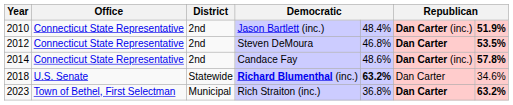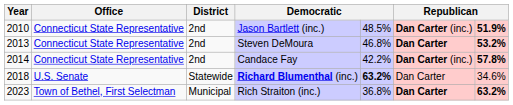(377, 28) 48.4% -> (377, 28) 48.5%
(18, 44) 2012 -> (18, 44) 2013
(491, 44) 53.5% -> (491, 44) 53.2%
(377, 60) 48.6% -> (377, 60) 42.2%
